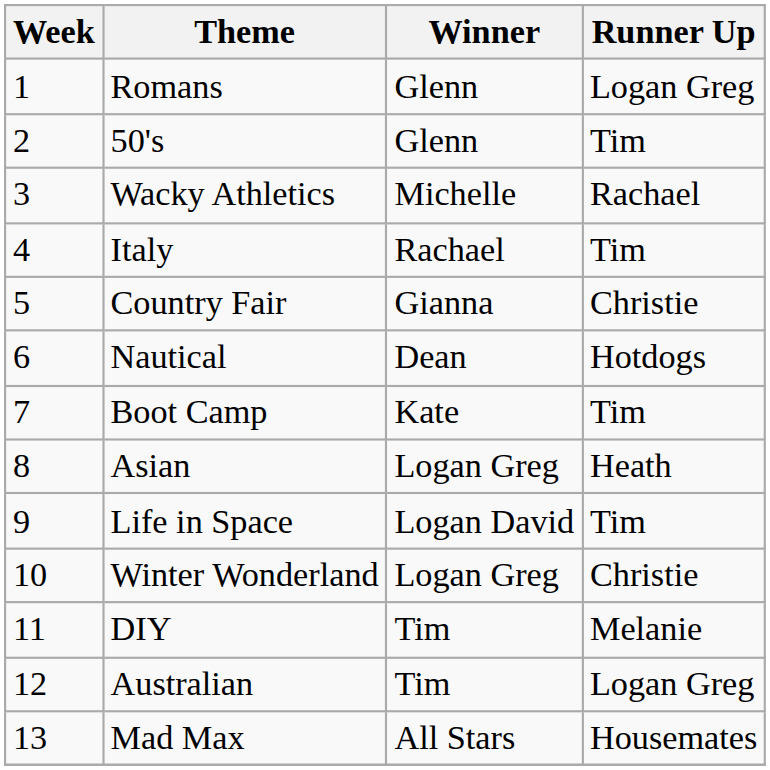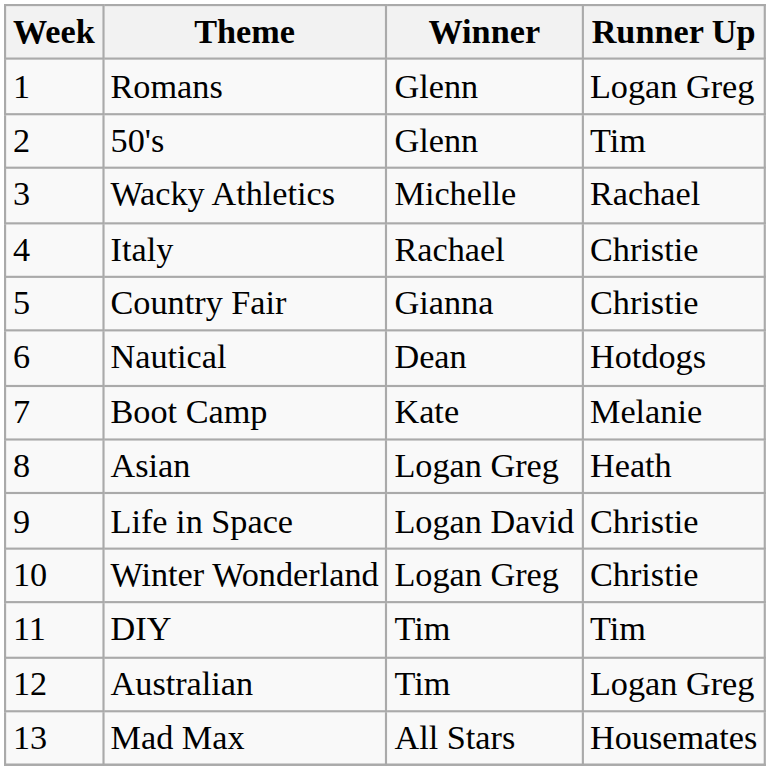(618, 248) Tim -> (644, 248) Christie
(618, 411) Tim -> (646, 411) Melanie
(618, 520) Tim -> (644, 520) Christie
(646, 628) Melanie -> (618, 628) Tim
